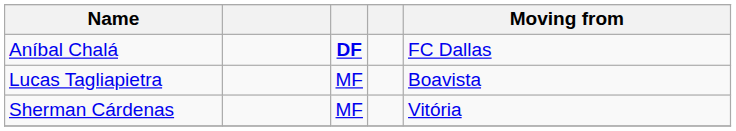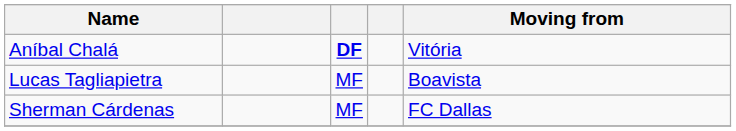(450, 49) FC Dallas -> (435, 49) Vitória
(435, 110) Vitória -> (450, 110) FC Dallas
